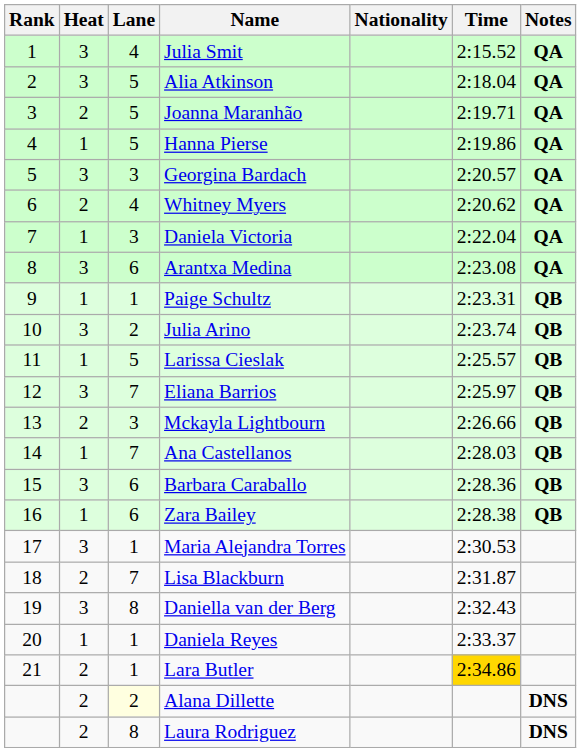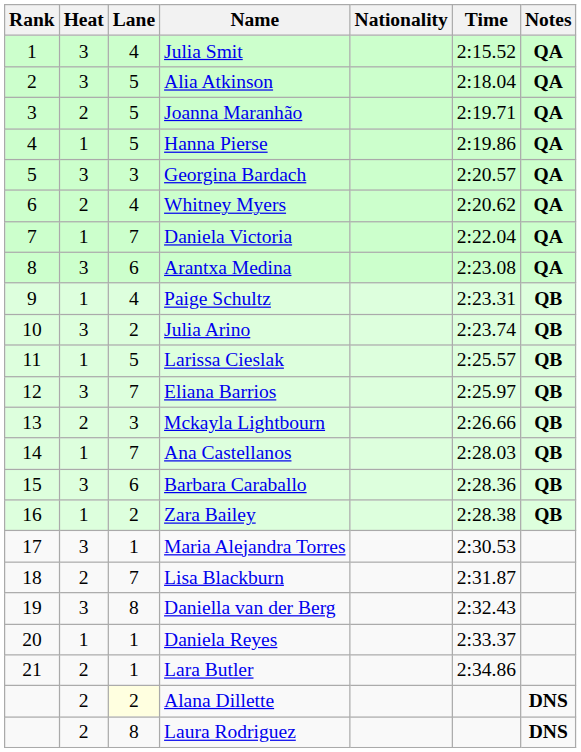(134, 236) 3 -> (134, 236) 7
(134, 298) 1 -> (134, 298) 4
(134, 515) 6 -> (134, 515) 2
(486, 670) gold background -> (486, 670) no background
